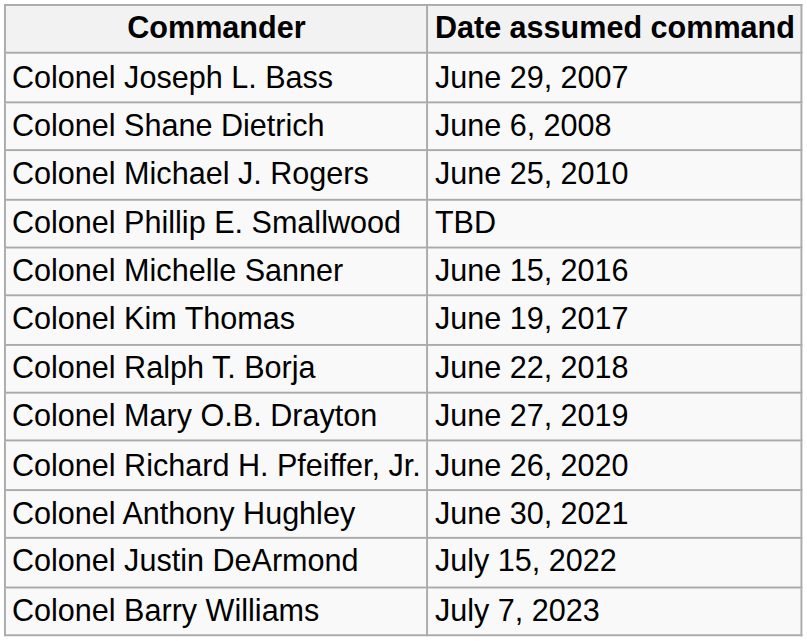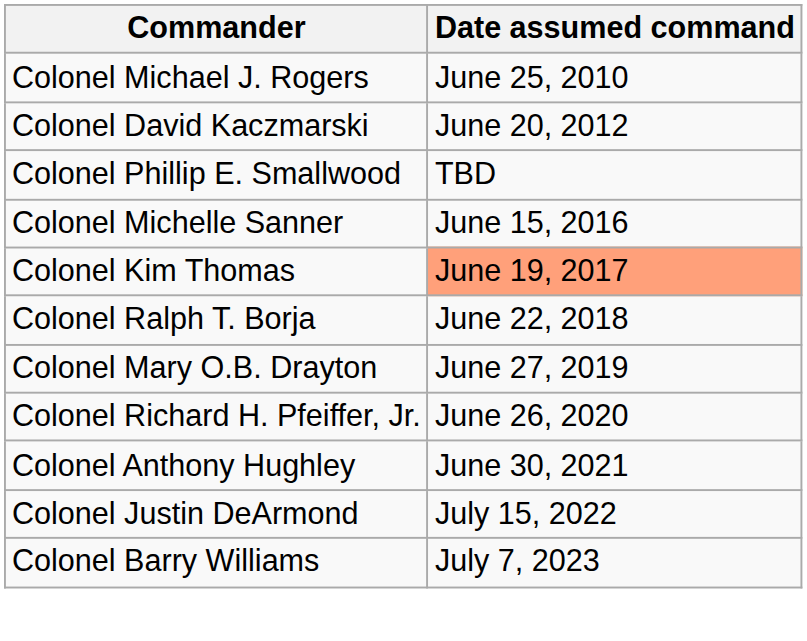- row: (173, 77)
- row: (168, 125)
+ row: (190, 125)
(532, 319) no background -> (532, 271) lightsalmon background
